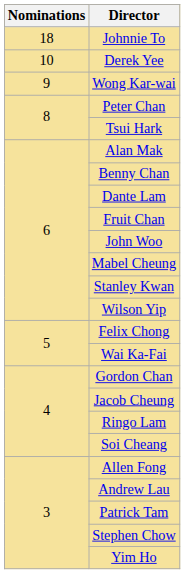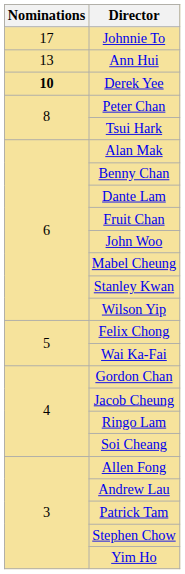(46, 38) 18 -> (46, 38) 17
+ row: (134, 60)
(46, 60) normal -> (46, 83) bold
- row: (134, 83)
